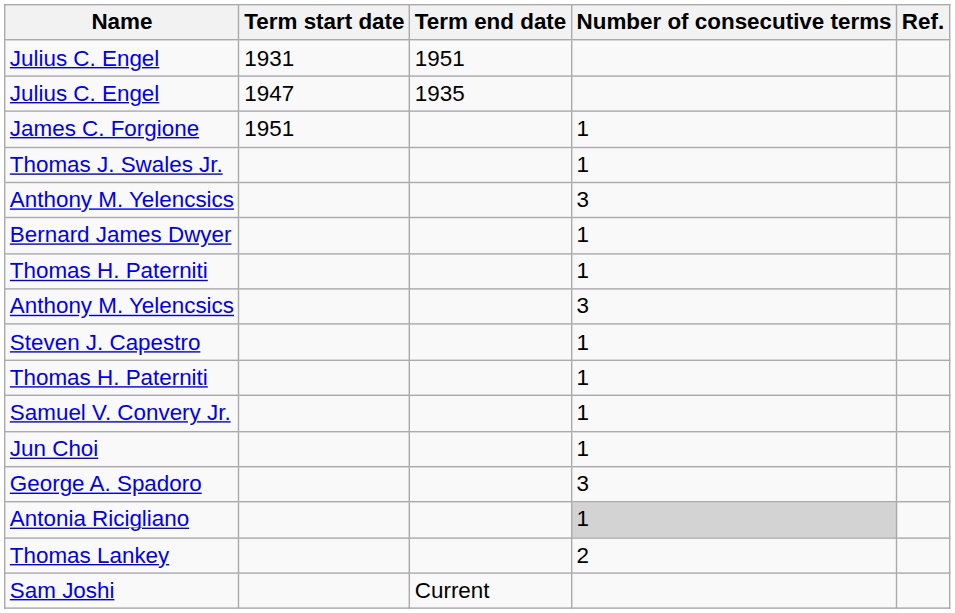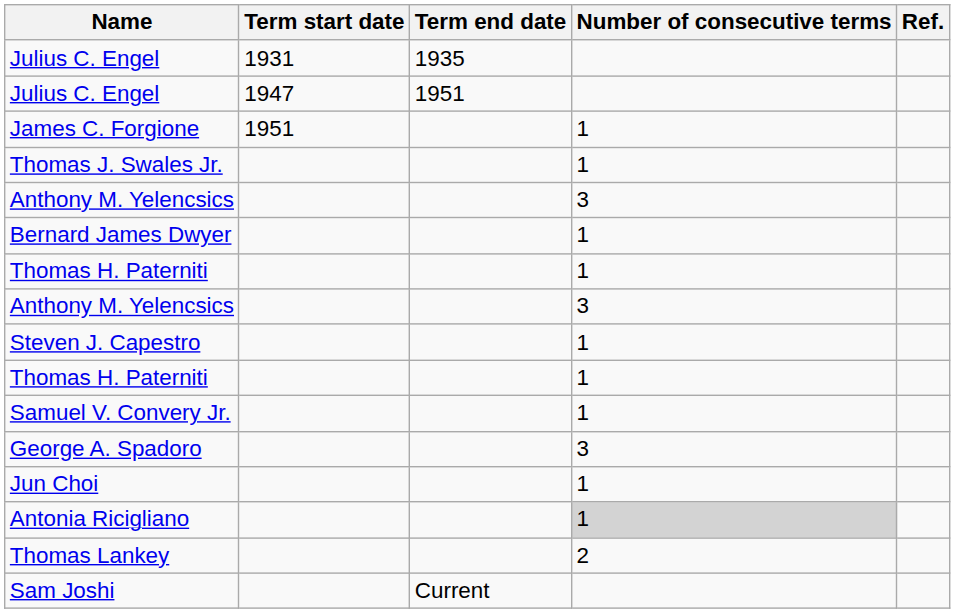(440, 57) 1951 -> (440, 57) 1935
(440, 93) 1935 -> (440, 93) 1951
rows swapped: (106, 484) <-> (54, 448)
